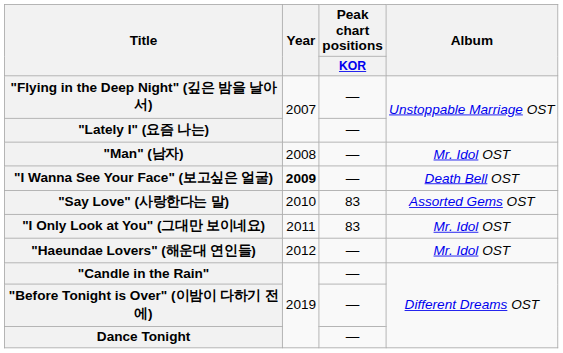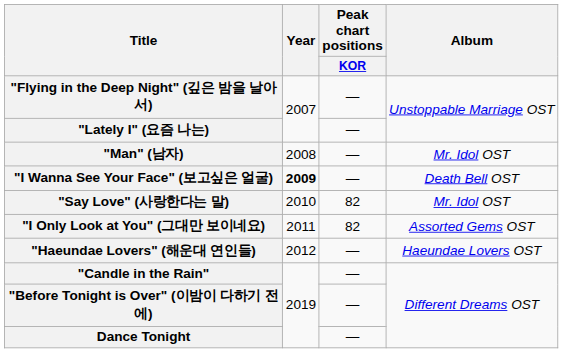(353, 202) 83 -> (353, 202) 82
(472, 202) Assorted Gems OST -> (472, 202) Mr. Idol OST
(353, 226) 83 -> (353, 226) 82
(472, 226) Mr. Idol OST -> (472, 226) Assorted Gems OST
(472, 250) Mr. Idol OST -> (472, 250) Haeundae Lovers OST
